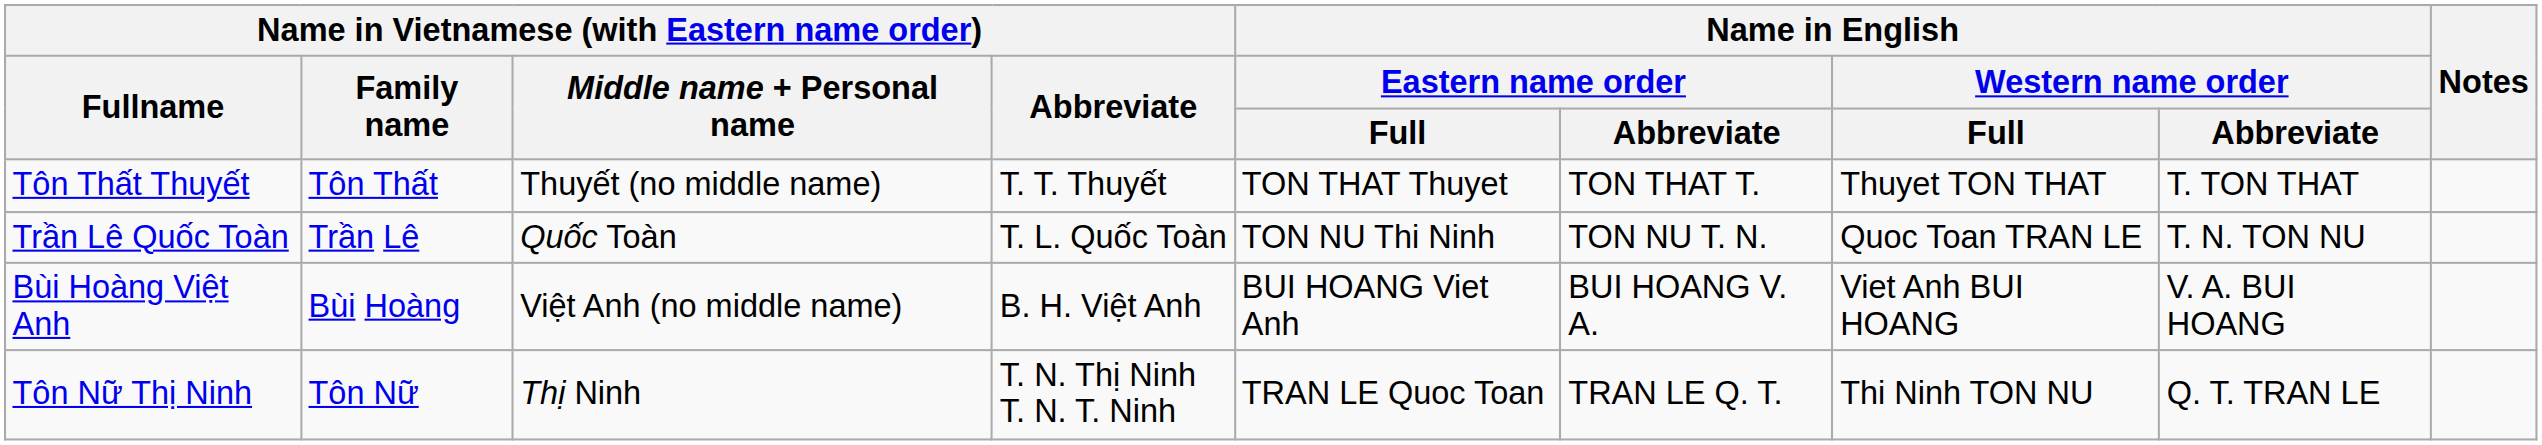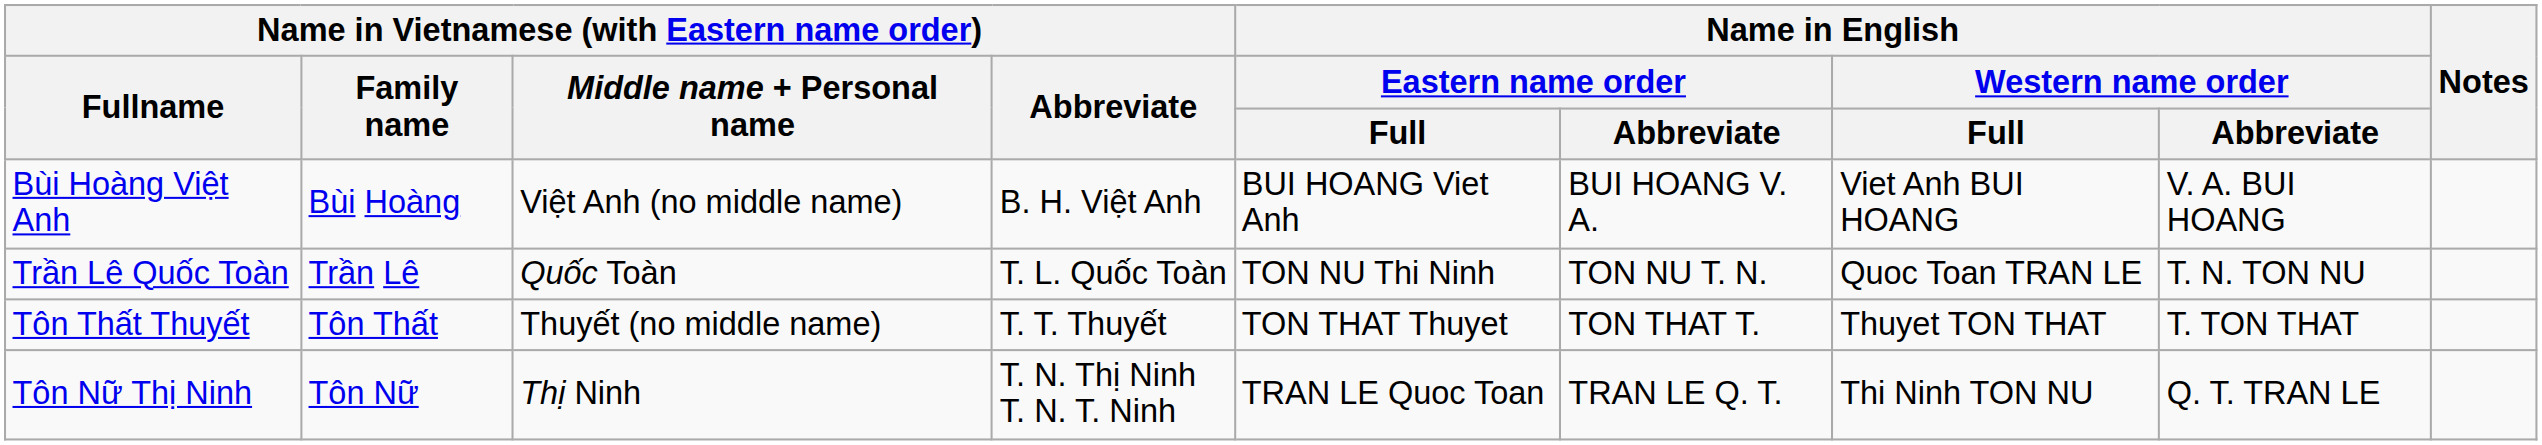rows swapped: (131, 184) <-> (121, 306)
